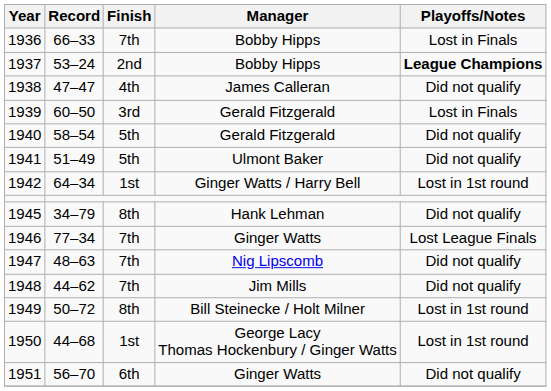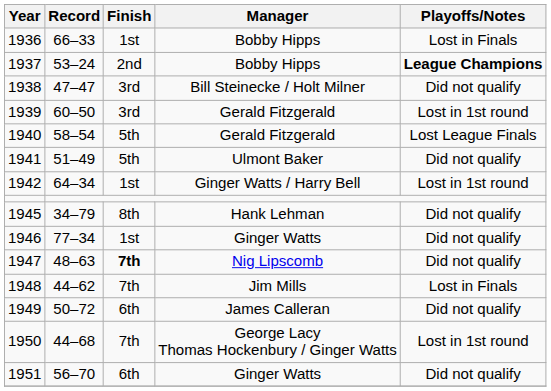(129, 40) 7th -> (129, 40) 1st
(129, 87) 4th -> (129, 87) 3rd
(278, 87) James Calleran -> (278, 87) Bill Steinecke / Holt Milner
(473, 111) Lost in Finals -> (473, 111) Lost in 1st round
(473, 135) Did not qualify -> (473, 135) Lost League Finals
(129, 238) 7th -> (129, 238) 1st
(473, 238) Lost League Finals -> (473, 238) Did not qualify
(129, 261) normal -> (129, 261) bold
(473, 285) Did not qualify -> (473, 285) Lost in Finals
(129, 309) 8th -> (129, 309) 6th
(278, 309) Bill Steinecke / Holt Milner -> (278, 309) James Calleran
(473, 309) Lost in 1st round -> (473, 309) Did not qualify
(129, 341) 1st -> (129, 341) 7th
